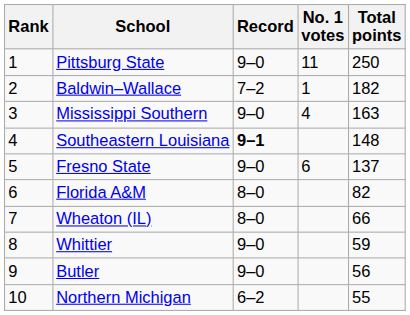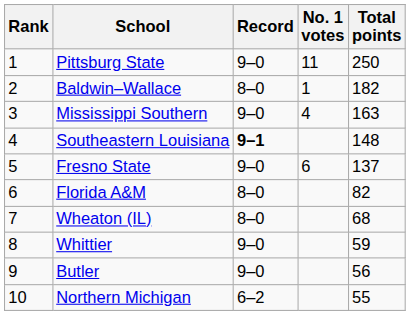(251, 88) 7–2 -> (251, 88) 8–0
(361, 219) 66 -> (361, 219) 68
